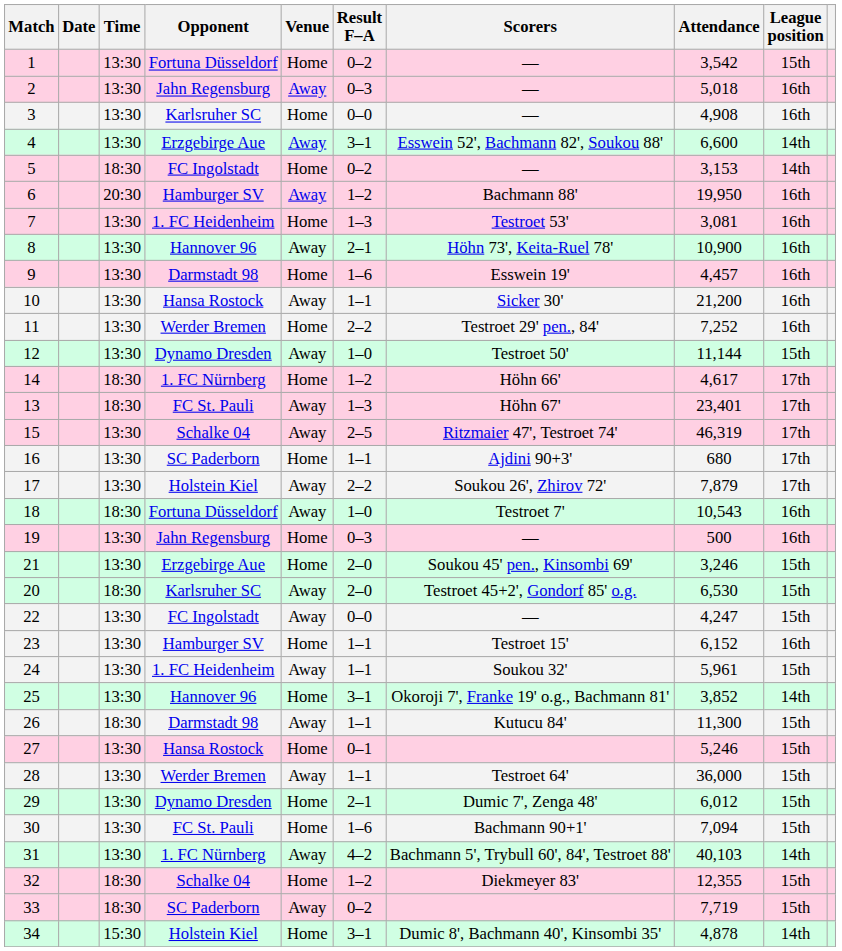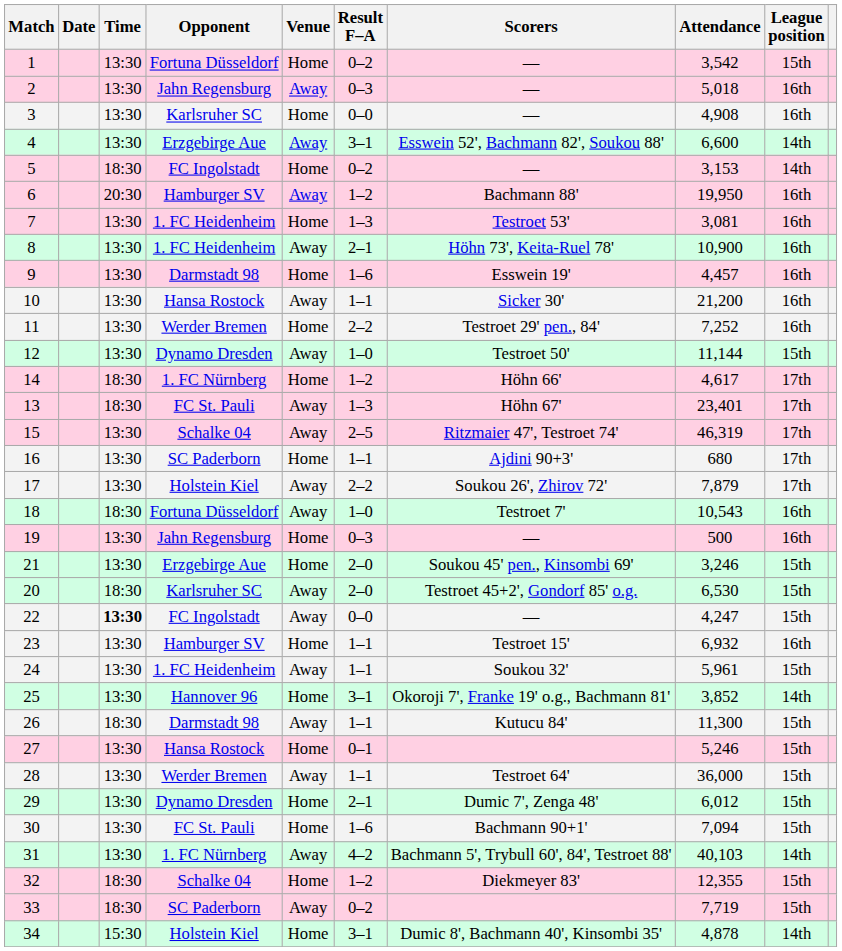(213, 247) Hannover 96 -> (214, 247) 1. FC Heidenheim
(122, 616) normal -> (123, 616) bold
(719, 643) 6,152 -> (720, 643) 6,932
